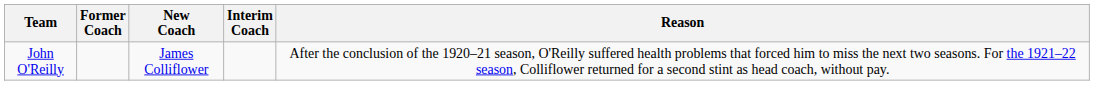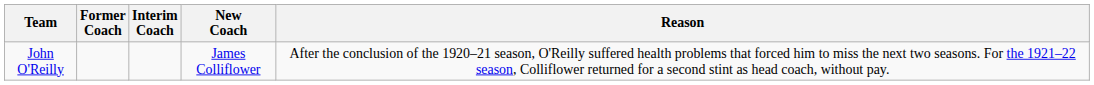columns swapped: (250, 23) <-> (176, 23)
